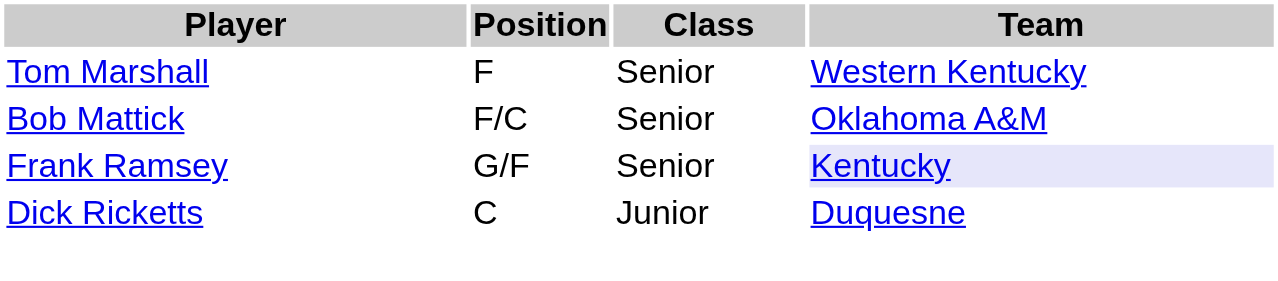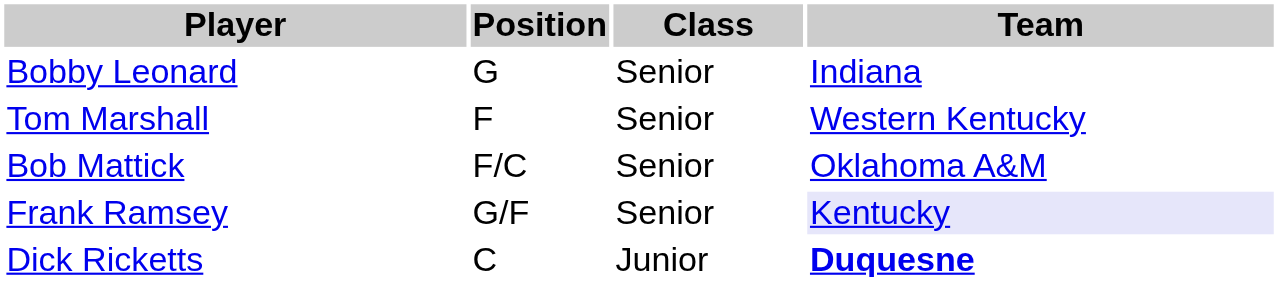+ row: (122, 71)
(888, 212) normal -> (892, 259) bold
